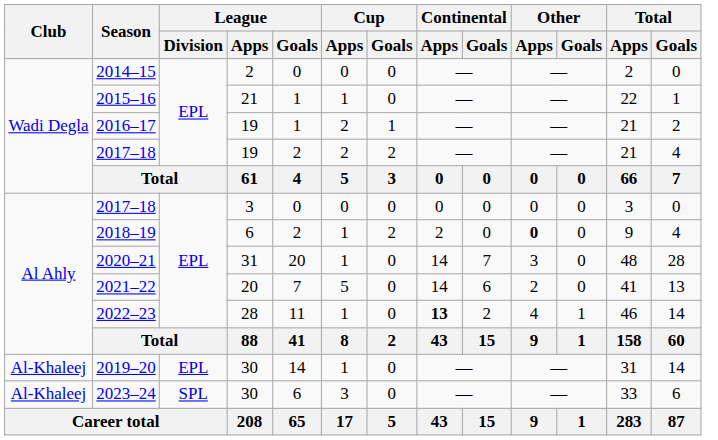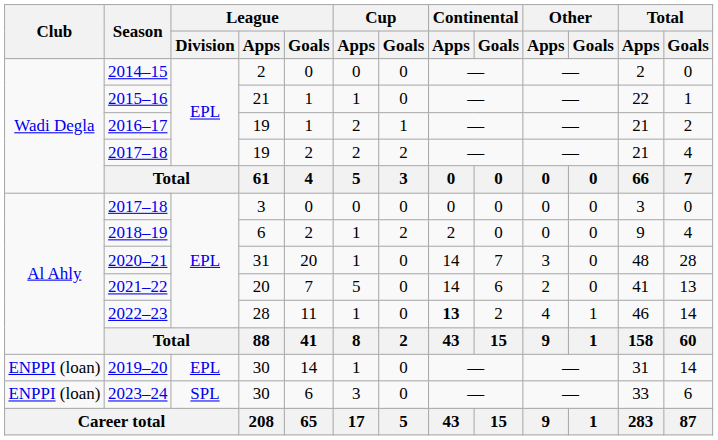(534, 233) bold -> (546, 233) normal
(48, 367) Al-Khaleej -> (54, 367) ENPPI (loan)
(48, 394) Al-Khaleej -> (54, 394) ENPPI (loan)
